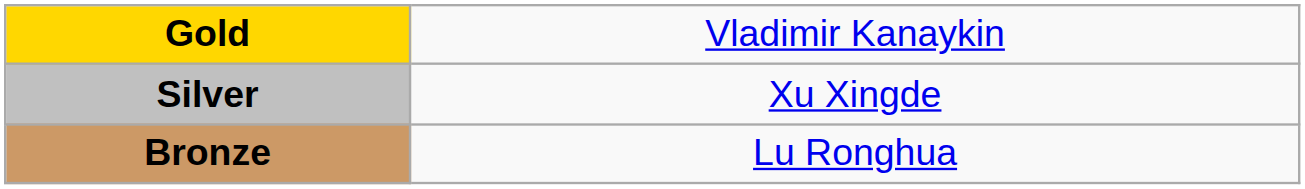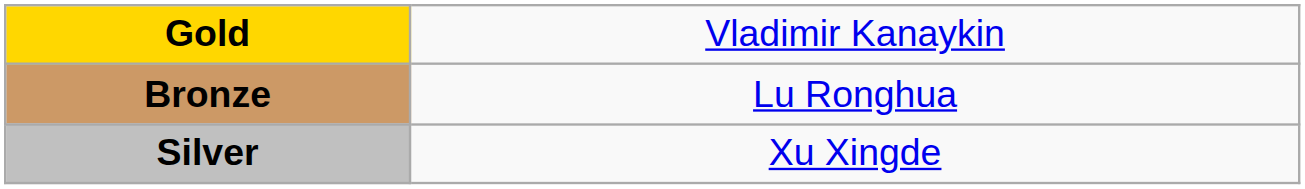rows swapped: (208, 93) <-> (208, 152)
